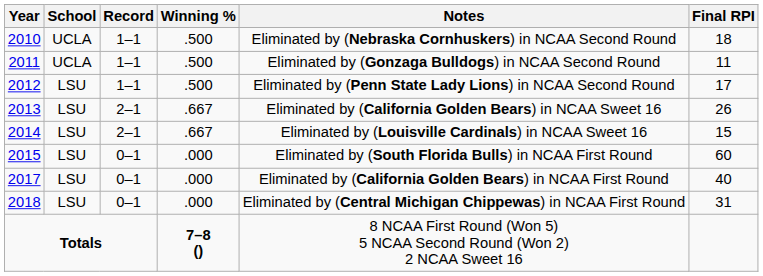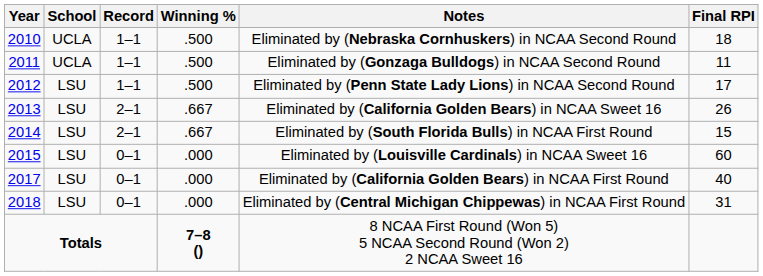(464, 132) Eliminated by (Louisville Cardinals) in NCAA Sweet 16 -> (464, 132) Eliminated by (South Florida Bulls) in NCAA First Round
(464, 156) Eliminated by (South Florida Bulls) in NCAA First Round -> (464, 156) Eliminated by (Louisville Cardinals) in NCAA Sweet 16
